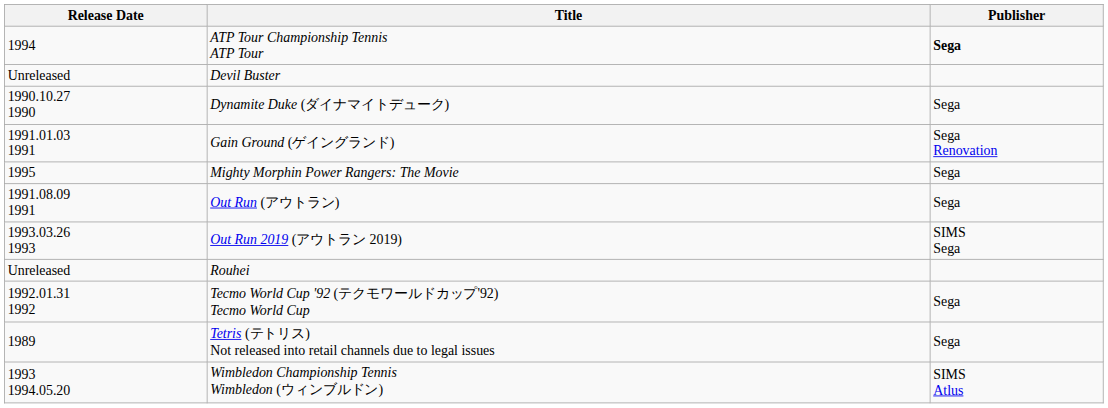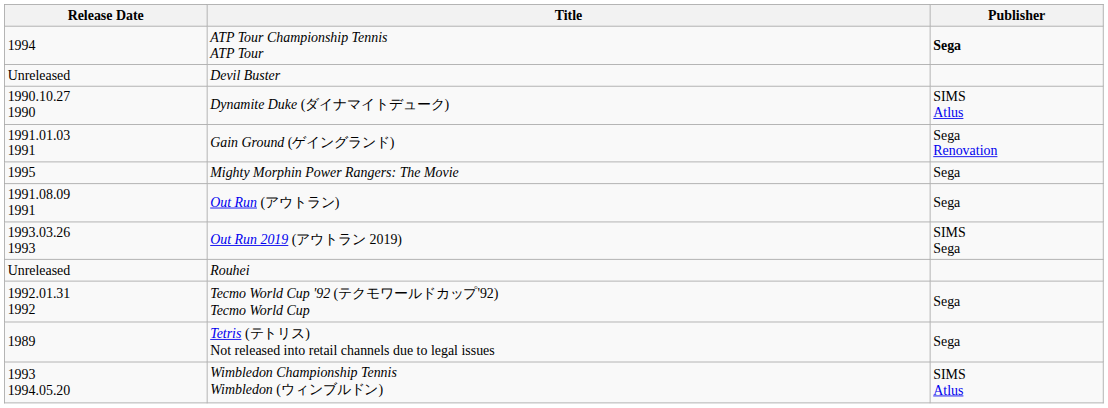(947, 105) Sega -> (949, 105) SIMS Atlus
